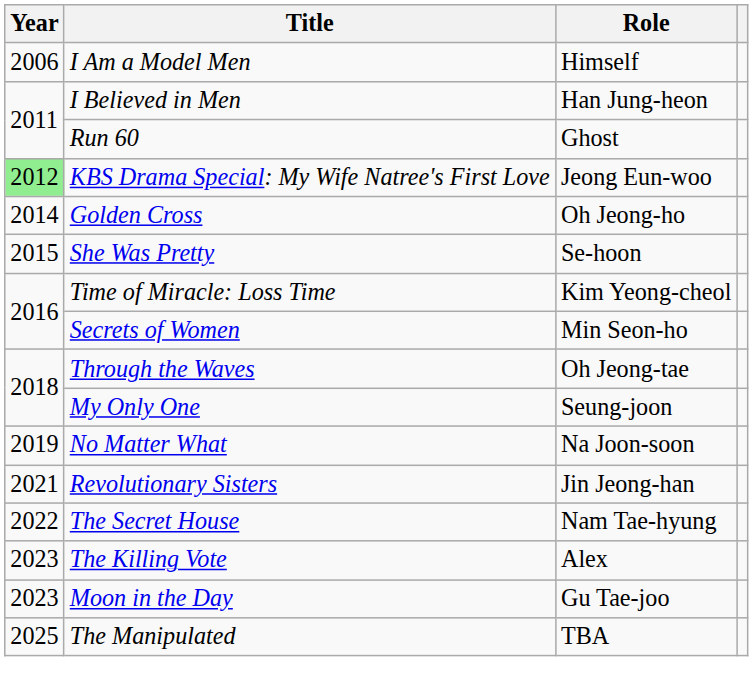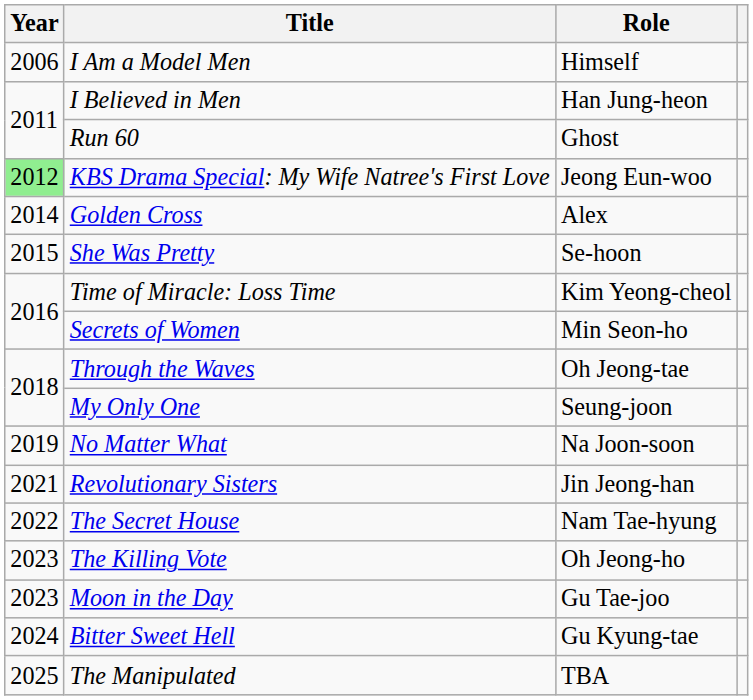(623, 215) Oh Jeong-ho -> (584, 215) Alex
(584, 560) Alex -> (623, 560) Oh Jeong-ho
+ row: (152, 636)
